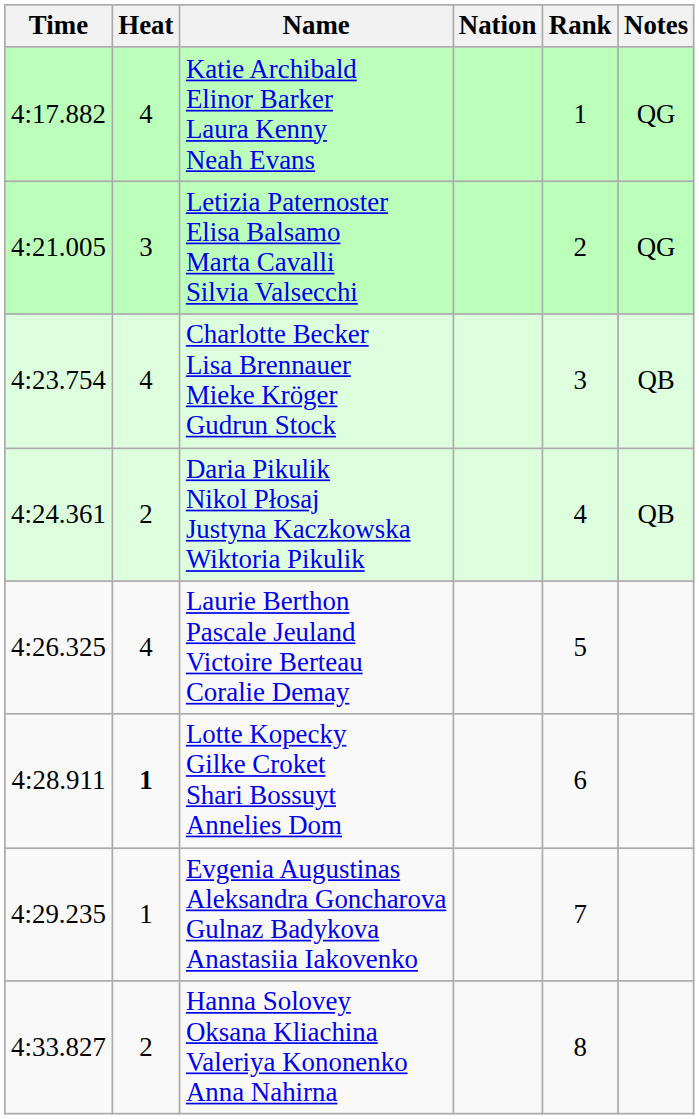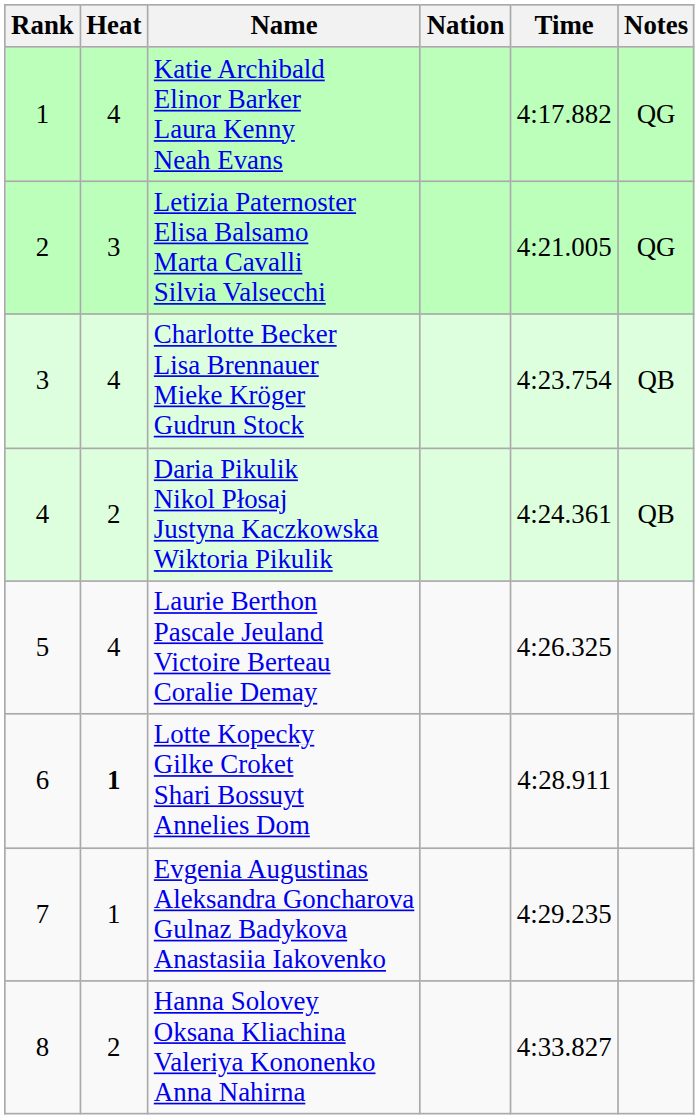columns swapped: (580, 25) <-> (58, 25)
